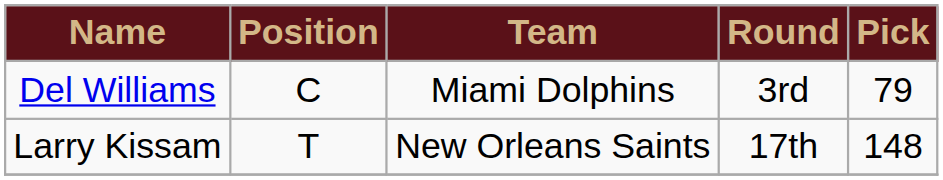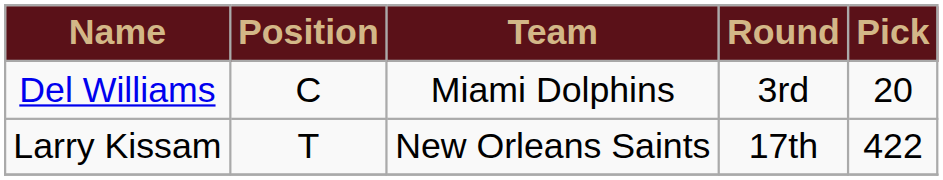(893, 89) 79 -> (893, 89) 20
(893, 145) 148 -> (893, 145) 422
